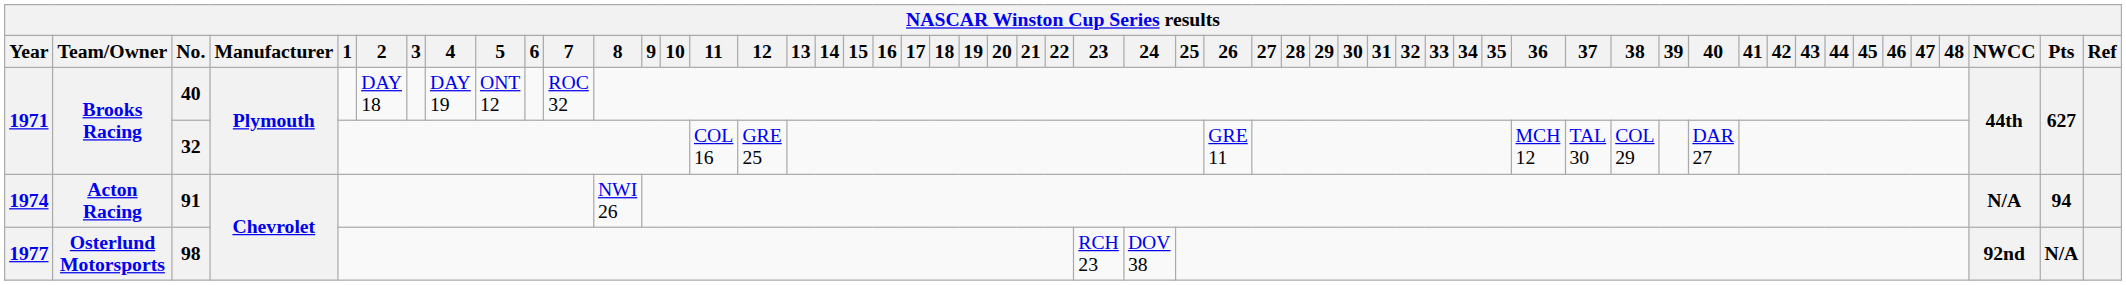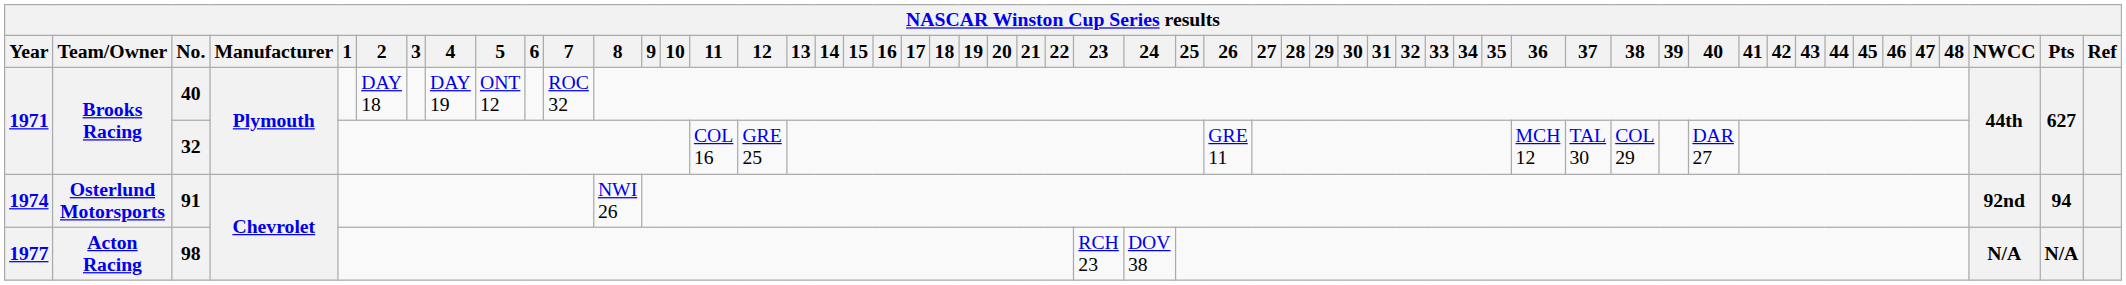(112, 200) Acton Racing -> (112, 200) Osterlund Motorsports
(2004, 200) N/A -> (2004, 200) 92nd
(112, 253) Osterlund Motorsports -> (112, 253) Acton Racing
(2004, 253) 92nd -> (2004, 253) N/A
